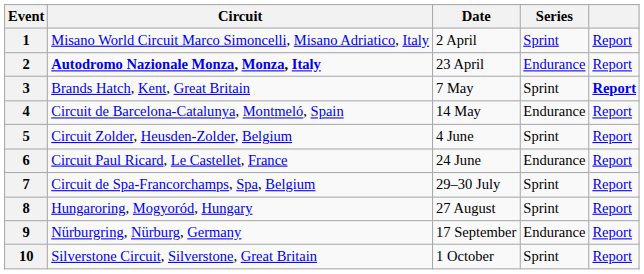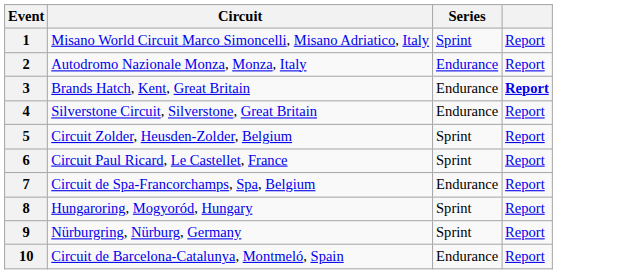- column: (476, 16)
(186, 64) bold -> (179, 64) normal
(541, 88) Sprint -> (467, 88) Endurance
(197, 112) Circuit de Barcelona-Catalunya, Montmeló, Spain -> (184, 112) Silverstone Circuit, Silverstone, Great Britain
(554, 160) Endurance -> (454, 160) Sprint
(541, 184) Sprint -> (467, 184) Endurance
(554, 232) Endurance -> (454, 232) Sprint
(184, 256) Silverstone Circuit, Silverstone, Great Britain -> (197, 256) Circuit de Barcelona-Catalunya, Montmeló, Spain
(541, 256) Sprint -> (467, 256) Endurance
